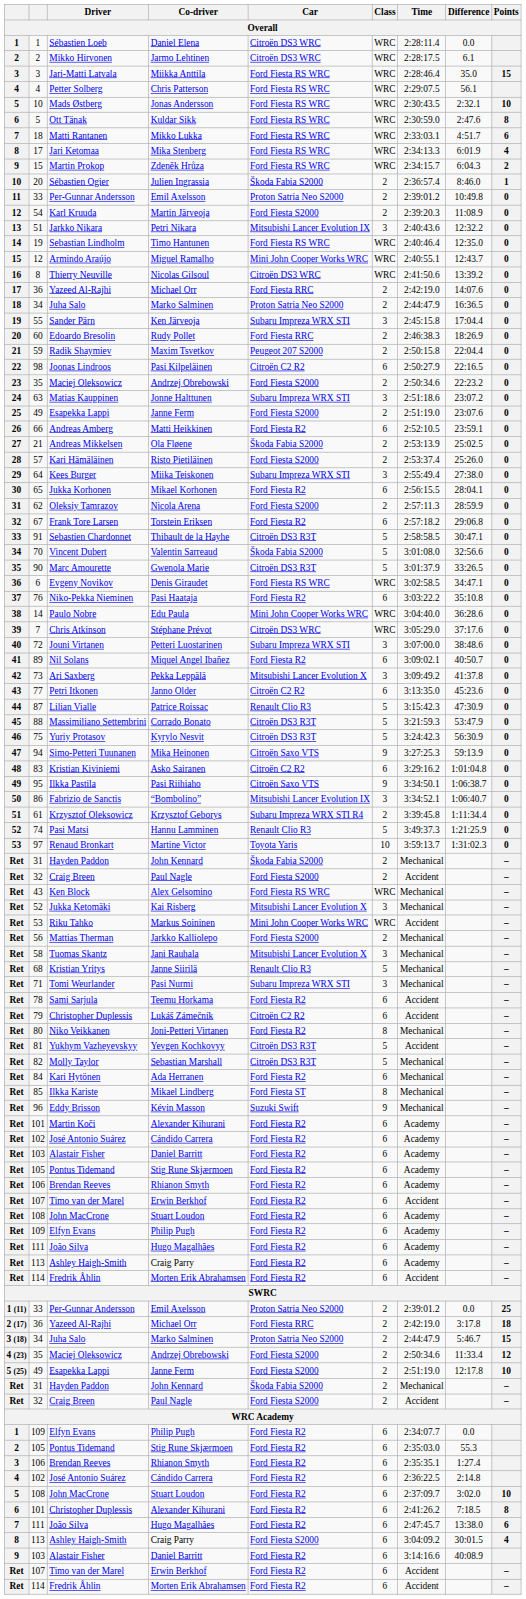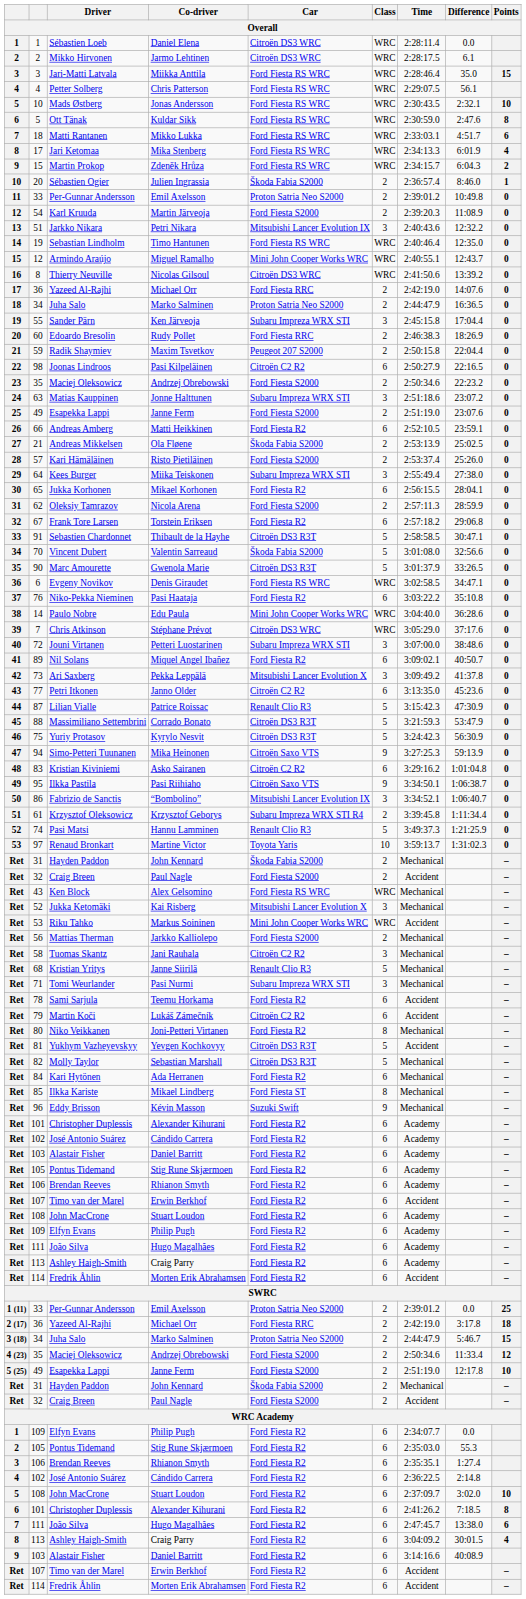(308, 954) Mitsubishi Lancer Evolution X -> (277, 954) Citroën C2 R2
(91, 1016) Christopher Duplessis -> (72, 1016) Martin Koči
(72, 1124) Martin Koči -> (91, 1124) Christopher Duplessis
(284, 1540) Ford Fiesta S2000 -> (278, 1540) Ford Fiesta R2
